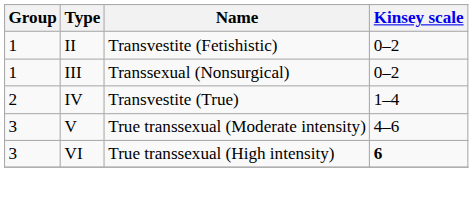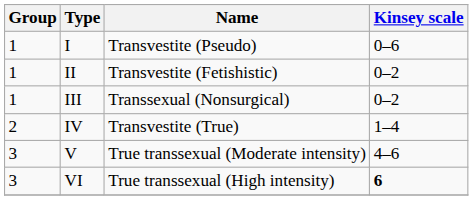+ row: (67, 45)
